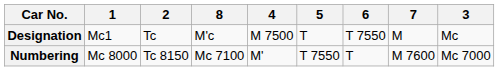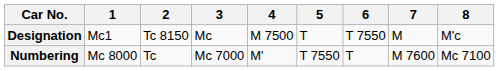columns swapped: (466, 14) <-> (219, 14)
(150, 35) Tc -> (166, 35) Tc 8150
(166, 55) Tc 8150 -> (150, 55) Tc
